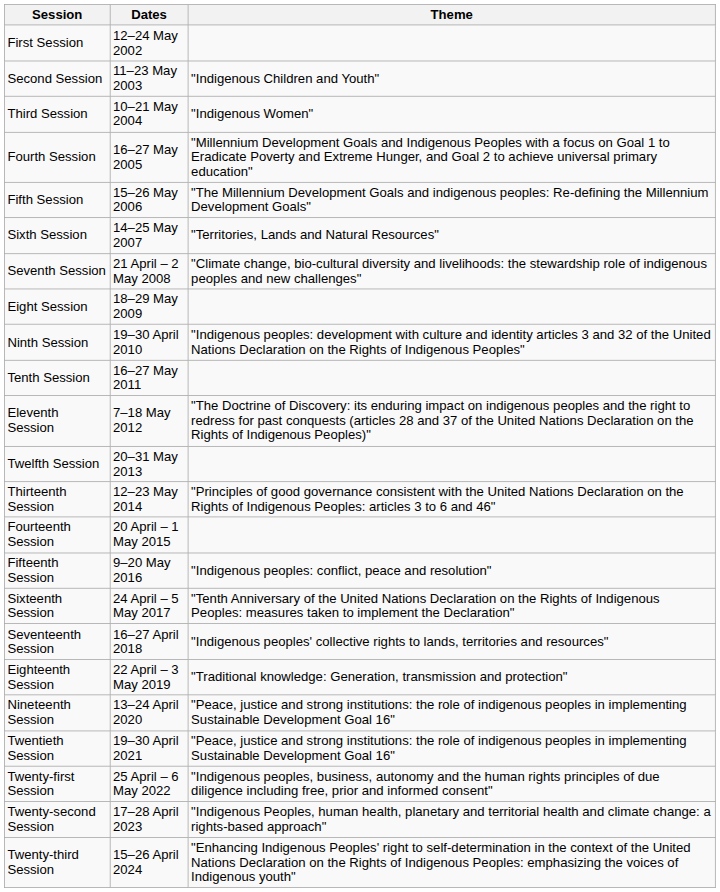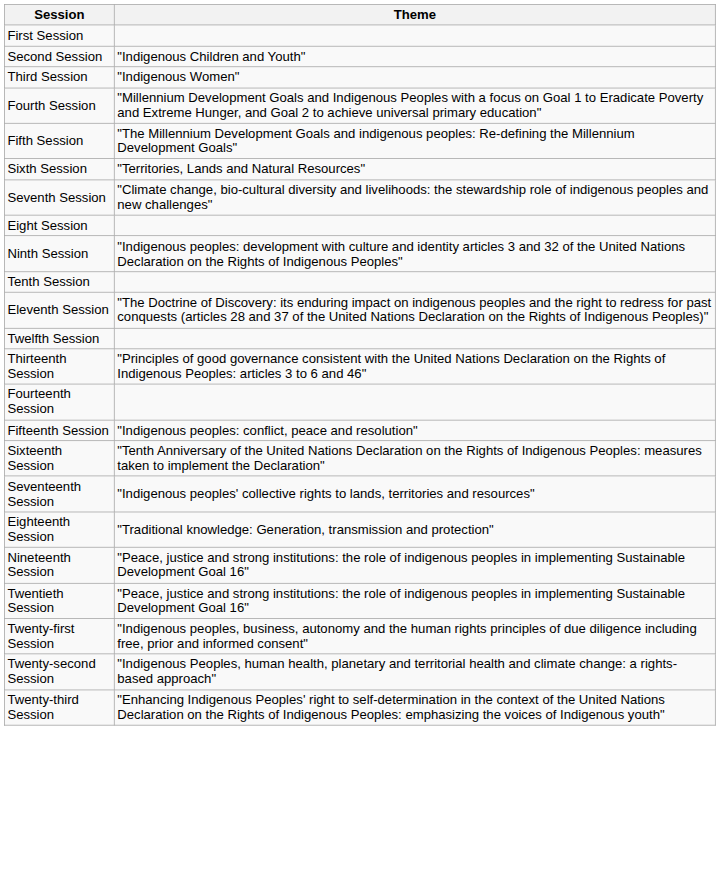- column: (149, 14)
